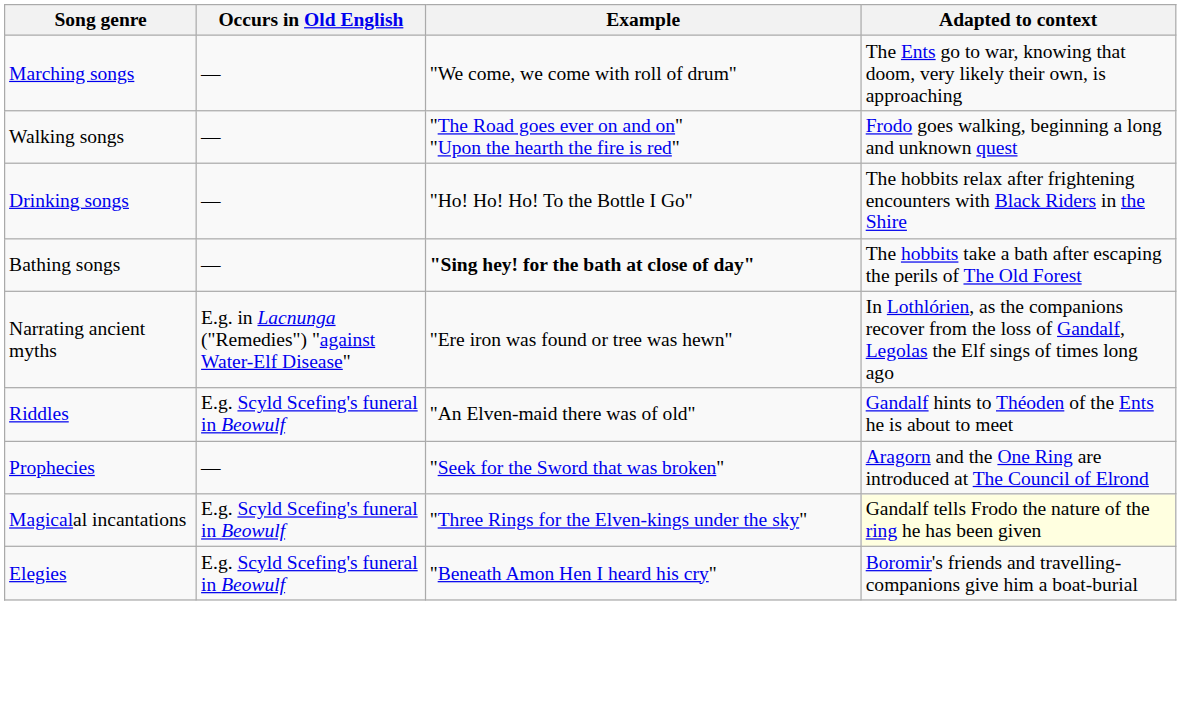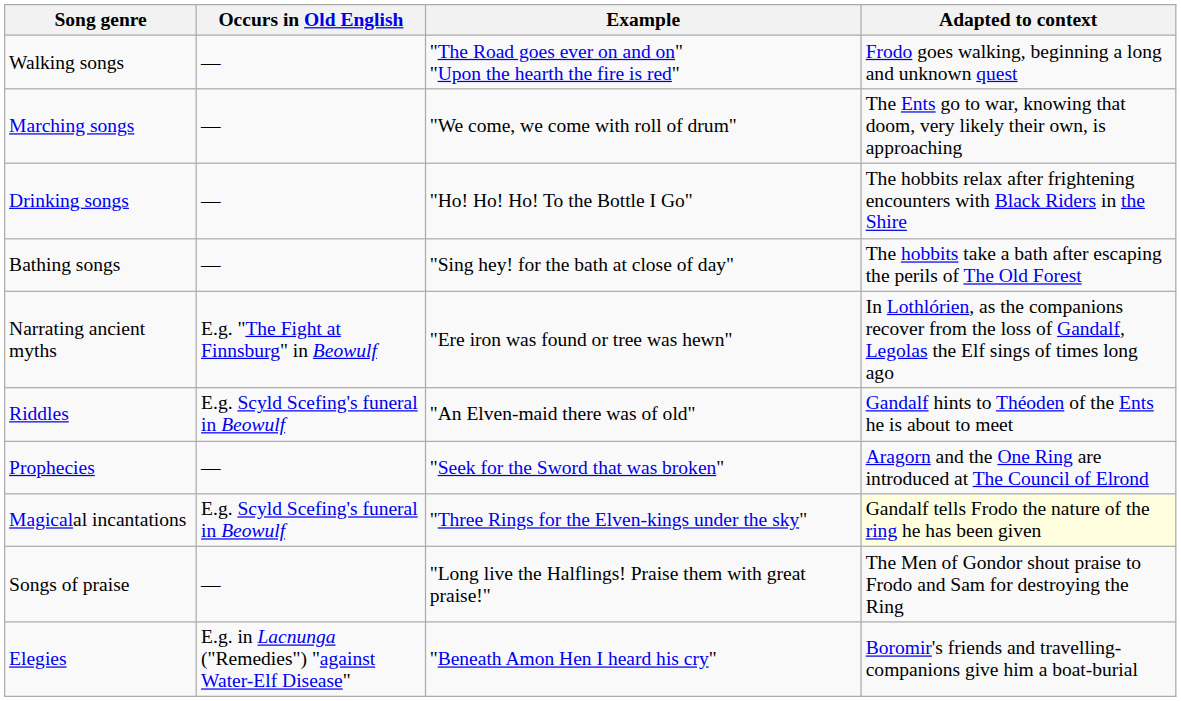rows swapped: (67, 136) <-> (72, 72)
(592, 264) bold -> (582, 264) normal
(288, 339) E.g. in Lacnunga ("Remedies") "against Water-Elf Disease" -> (289, 339) E.g. "The Fight at Finnsburg" in Beowulf
+ row: (69, 584)
(309, 573) E.g. Scyld Scefing's funeral in Beowulf -> (288, 658) E.g. in Lacnunga ("Remedies") "against Water-Elf Disease"
